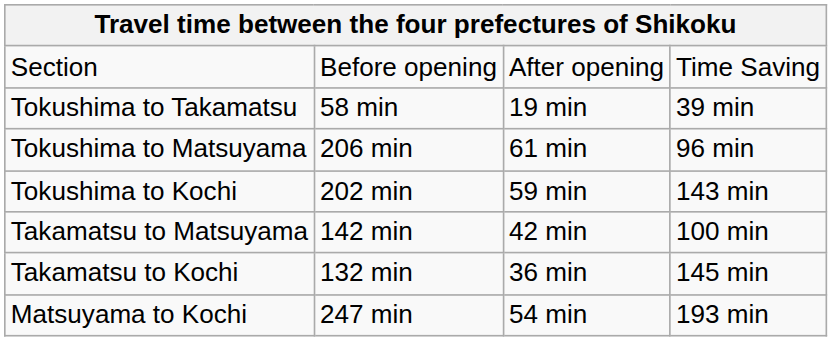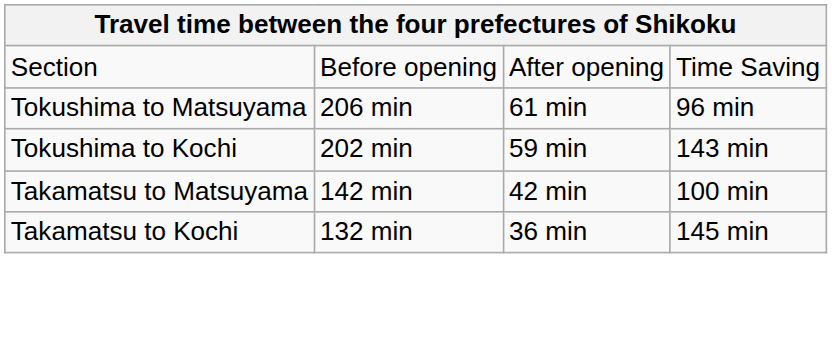- row: (154, 107)
- row: (129, 314)
